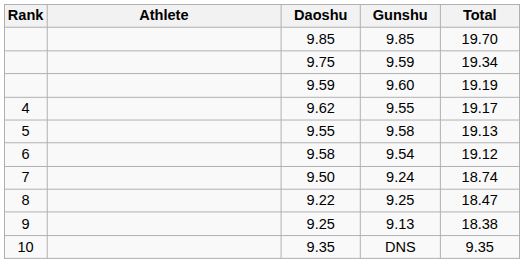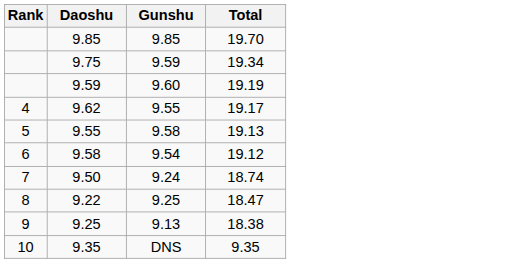- column: (164, 16)
